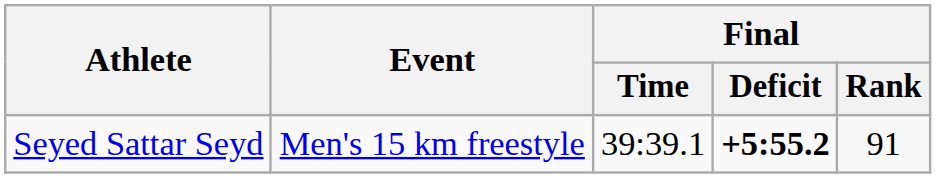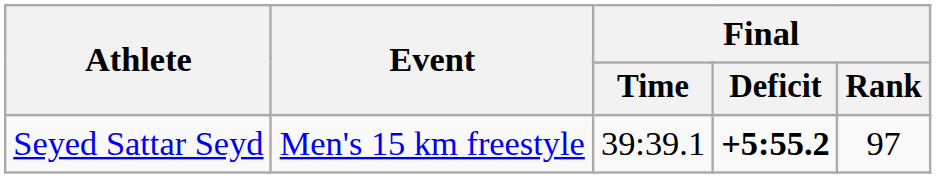(884, 143) 91 -> (884, 143) 97
